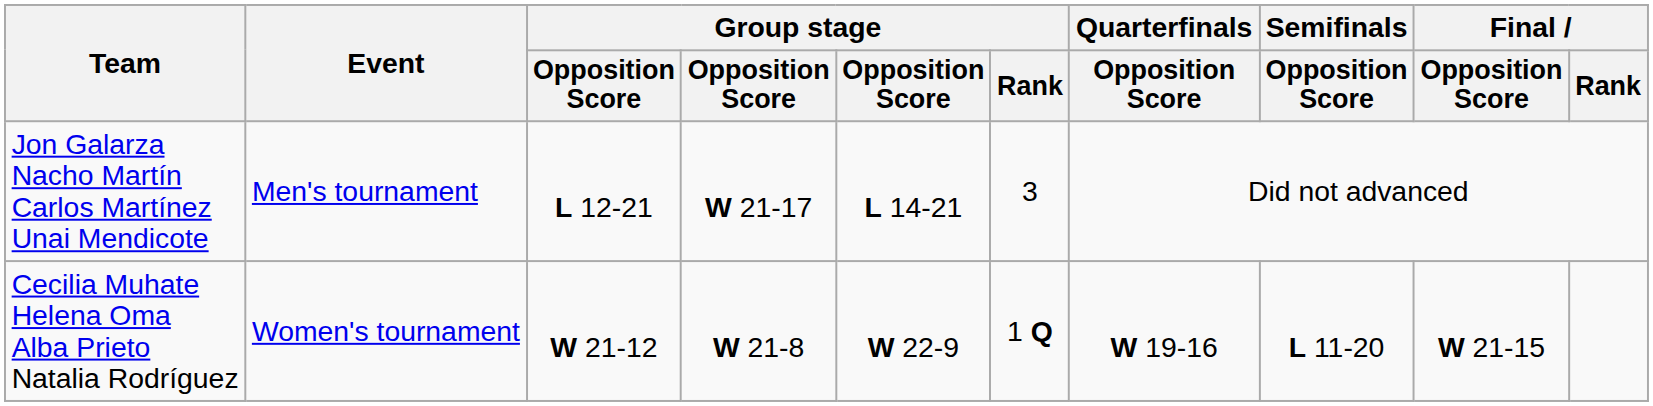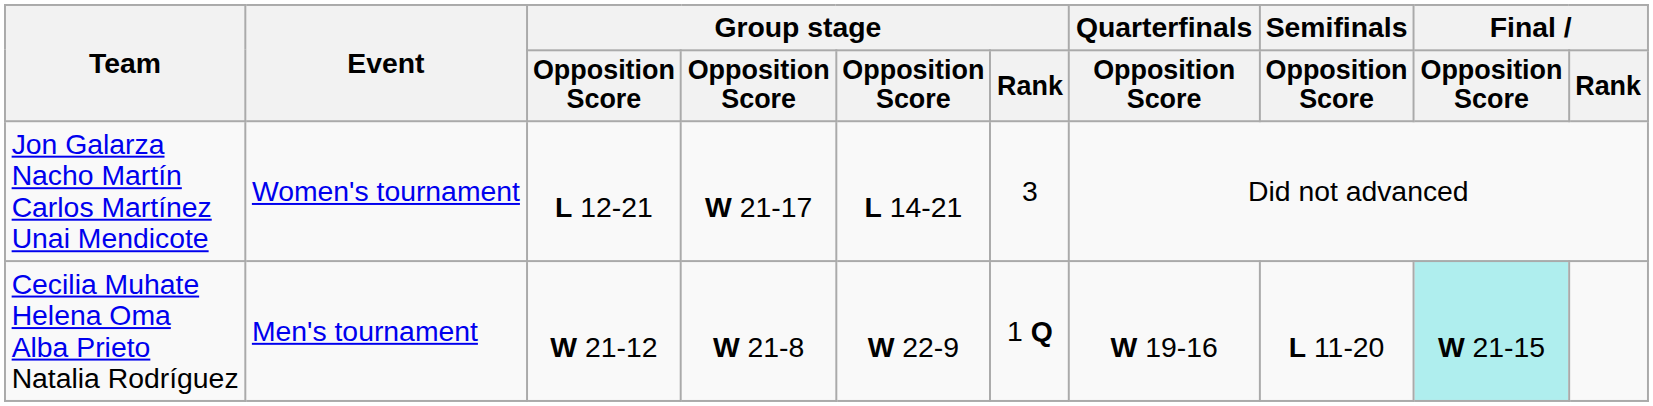(365, 192) Men's tournament -> (386, 192) Women's tournament
(386, 331) Women's tournament -> (365, 331) Men's tournament
(1491, 347) no background -> (1491, 347) paleturquoise background
